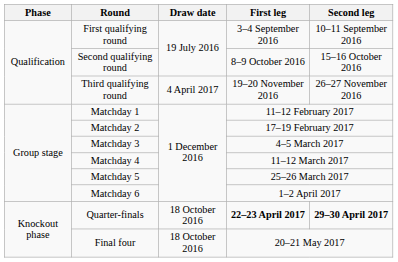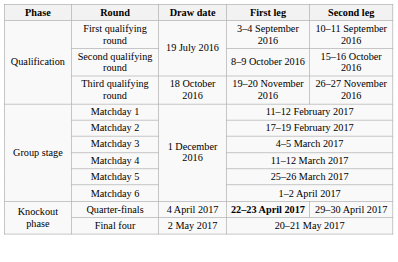(193, 90) 4 April 2017 -> (193, 90) 18 October 2016
(193, 215) 18 October 2016 -> (193, 209) 4 April 2017
(351, 215) bold -> (351, 209) normal
(193, 243) 18 October 2016 -> (193, 225) 2 May 2017
